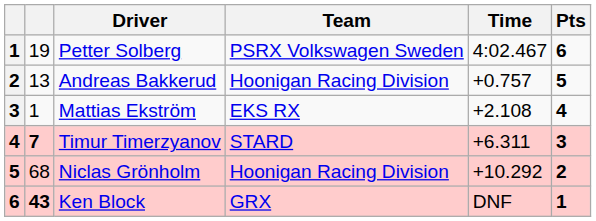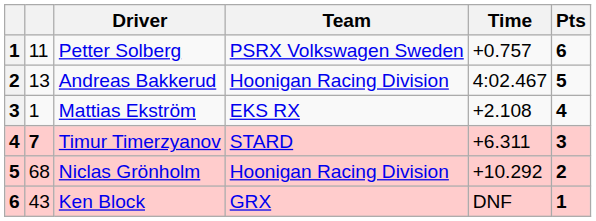(39, 50) 19 -> (39, 50) 11
(510, 50) 4:02.467 -> (502, 50) +0.757
(502, 81) +0.757 -> (510, 81) 4:02.467
(39, 202) bold -> (39, 202) normal
